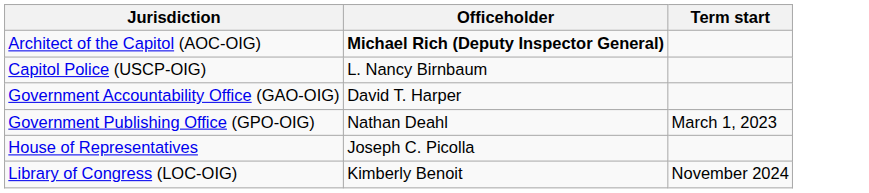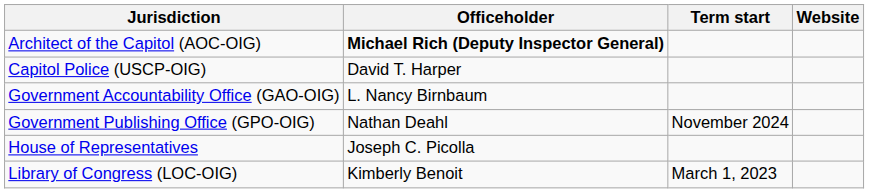+ column: (828, 17)
(417, 69) L. Nancy Birnbaum -> (404, 69) David T. Harper
(404, 95) David T. Harper -> (417, 95) L. Nancy Birnbaum
(724, 122) March 1, 2023 -> (730, 122) November 2024
(730, 174) November 2024 -> (724, 174) March 1, 2023
